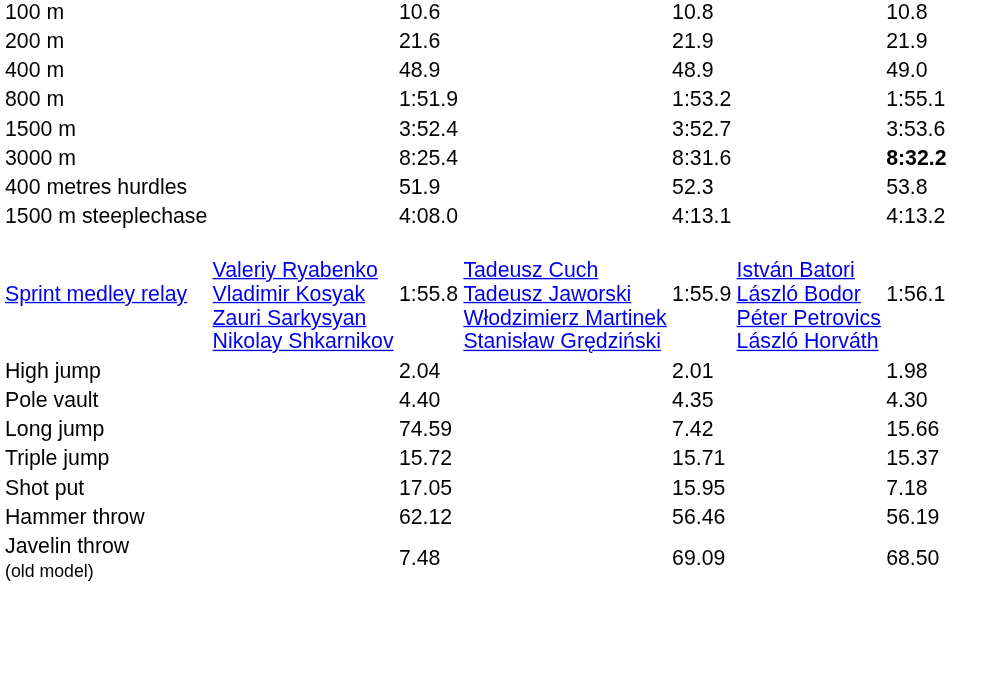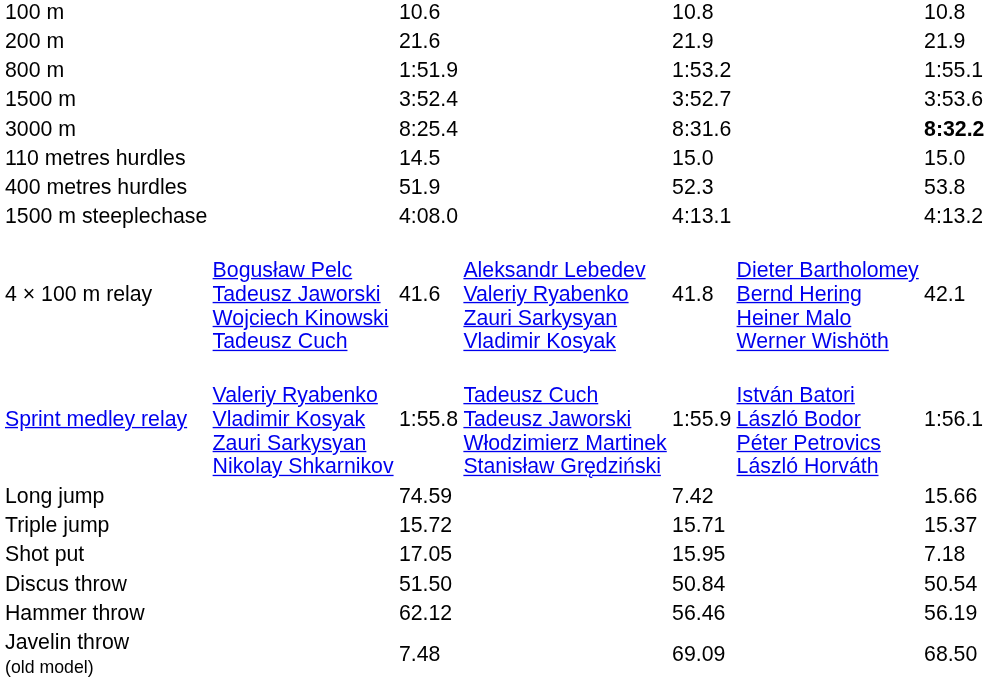- row: (35, 70)
+ row: (95, 158)
+ row: (79, 293)
- row: (53, 370)
- row: (52, 400)
+ row: (66, 583)
